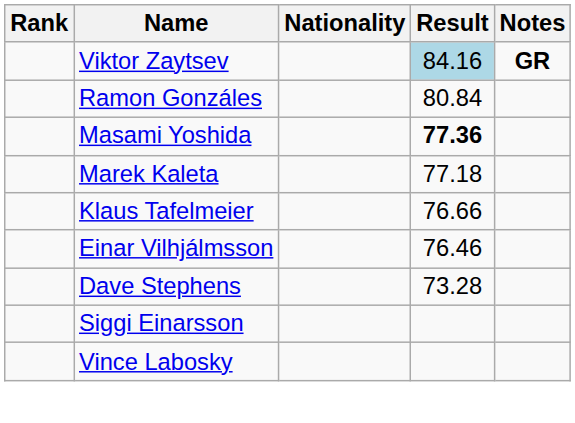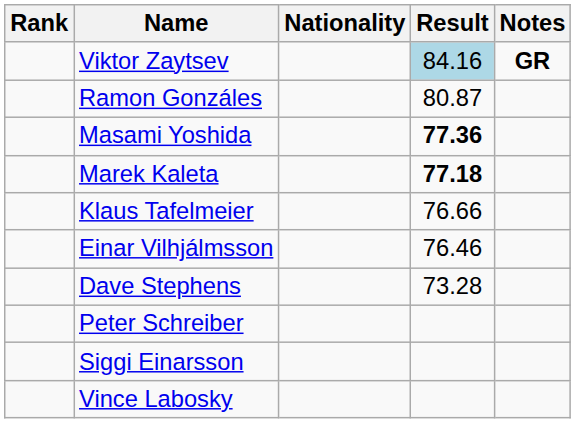(452, 98) 80.84 -> (452, 98) 80.87
(452, 173) normal -> (452, 173) bold
+ row: (161, 323)
